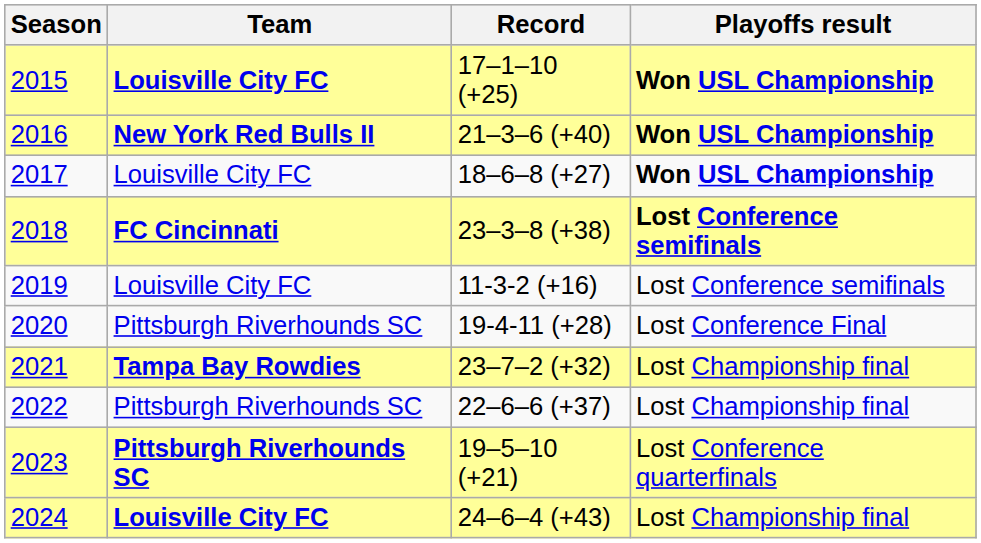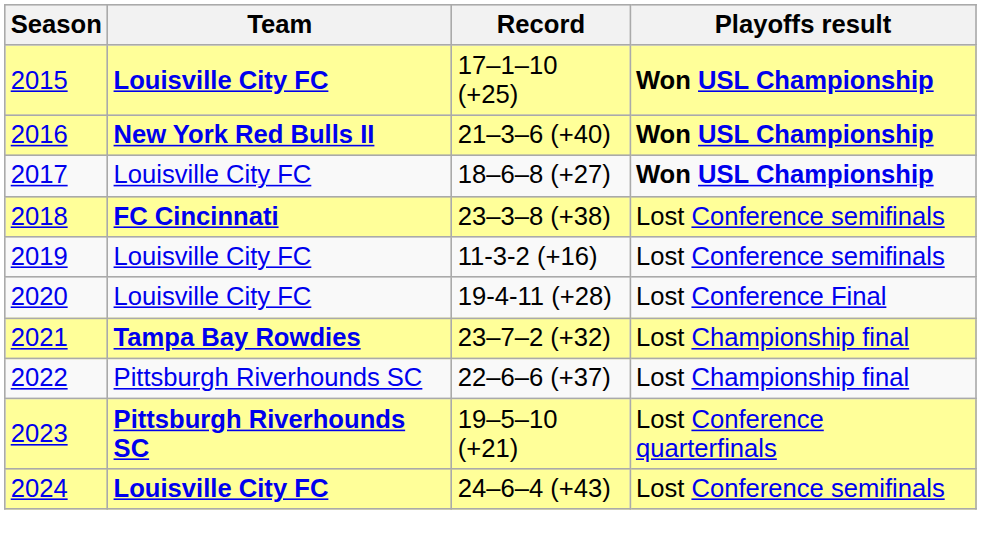(737, 230) bold -> (790, 216) normal
(268, 326) Pittsburgh Riverhounds SC -> (212, 297) Louisville City FC
(773, 517) Lost Championship final -> (790, 488) Lost Conference semifinals
